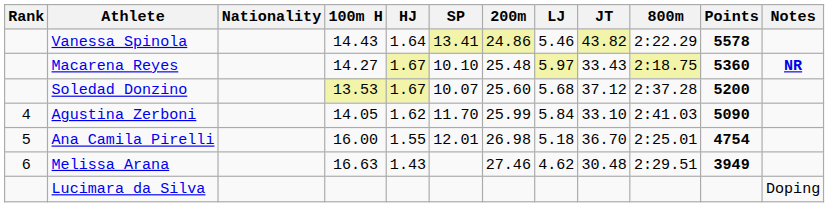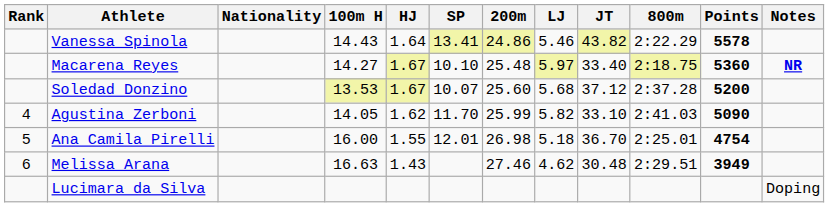(604, 66) 33.43 -> (604, 66) 33.40
(556, 115) 5.84 -> (556, 115) 5.82
